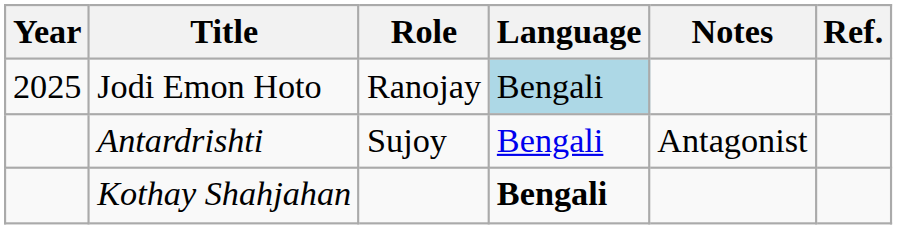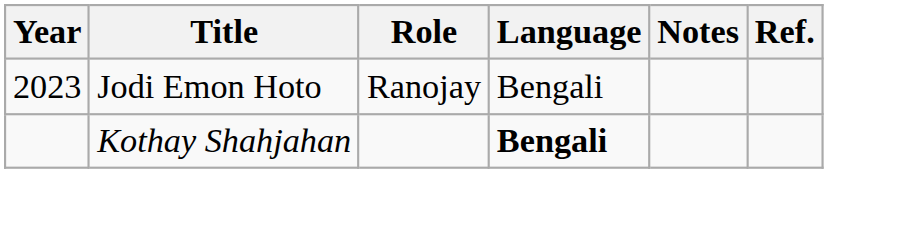(47, 85) 2025 -> (47, 85) 2023
(550, 85) lightblue background -> (550, 85) no background
- row: (180, 140)
